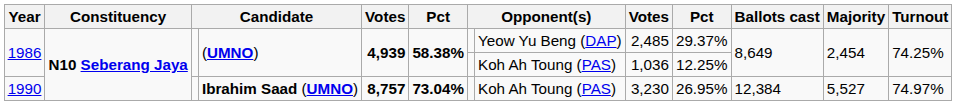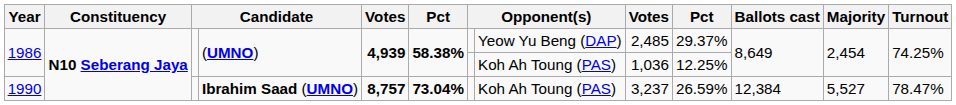(650, 89) 3,230 -> (650, 89) 3,237
(702, 89) 26.95% -> (702, 89) 26.59%
(918, 89) 74.97% -> (918, 89) 78.47%
